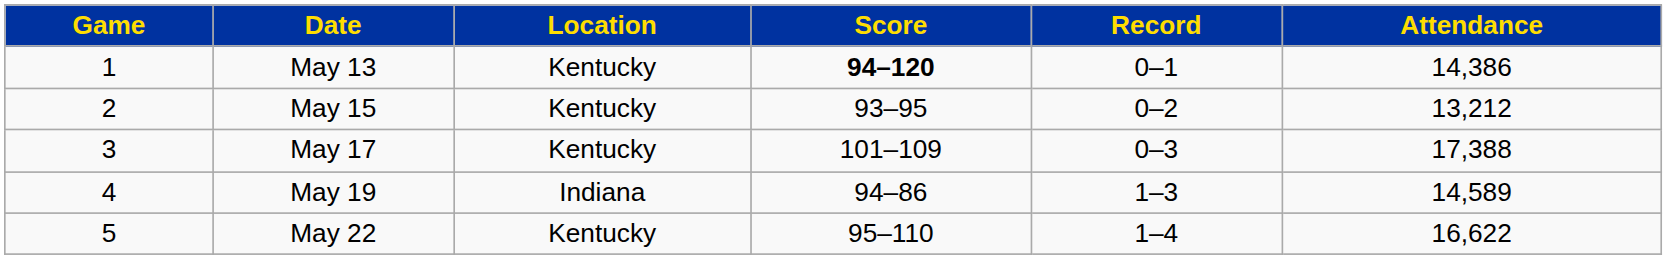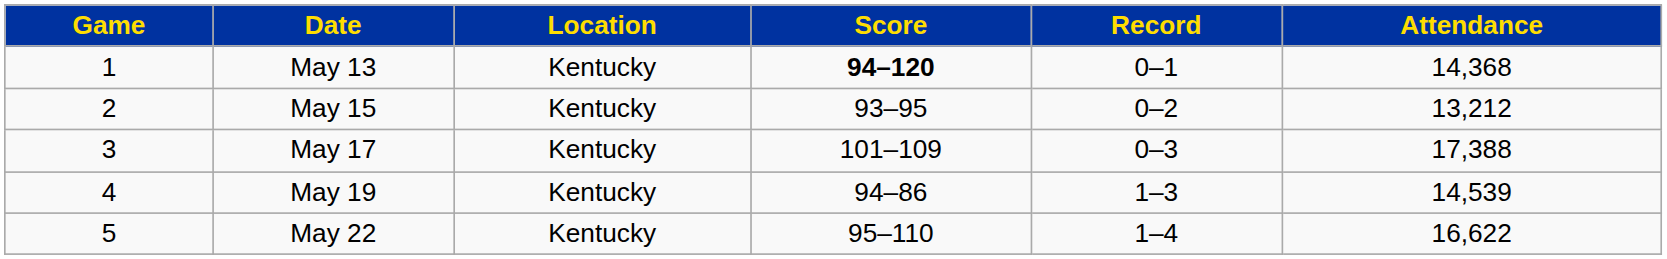(1472, 66) 14,386 -> (1472, 66) 14,368
(602, 191) Indiana -> (602, 191) Kentucky
(1472, 191) 14,589 -> (1472, 191) 14,539
